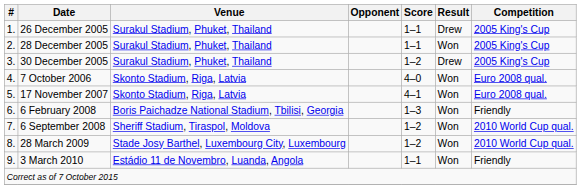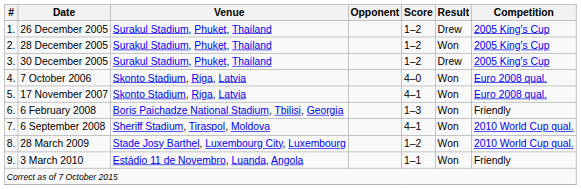(413, 29) 1–1 -> (413, 29) 1–2
(413, 45) 1–1 -> (413, 45) 1–2
(413, 127) 1–2 -> (413, 127) 4–1
